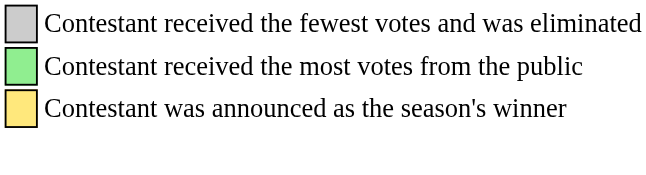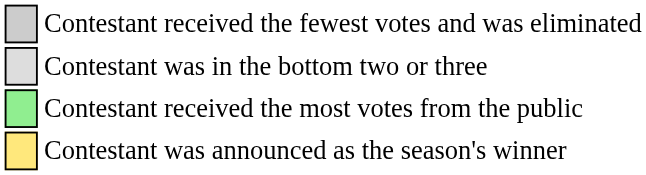+ row: (266, 65)
